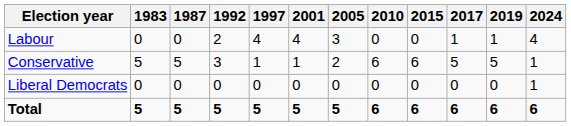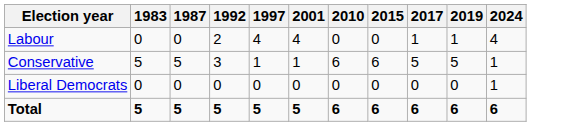- column: (348, 16)
